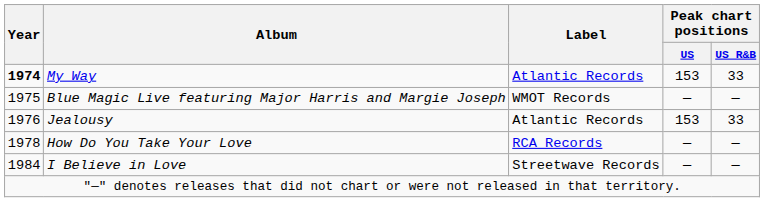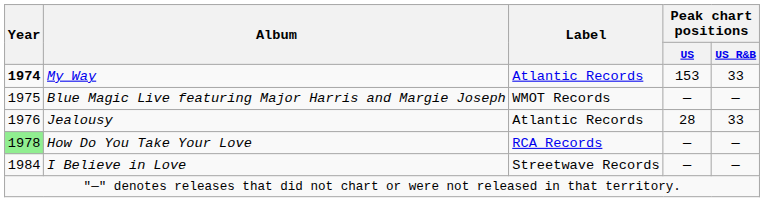(687, 120) 153 -> (687, 120) 28
(24, 143) no background -> (24, 143) lightgreen background
